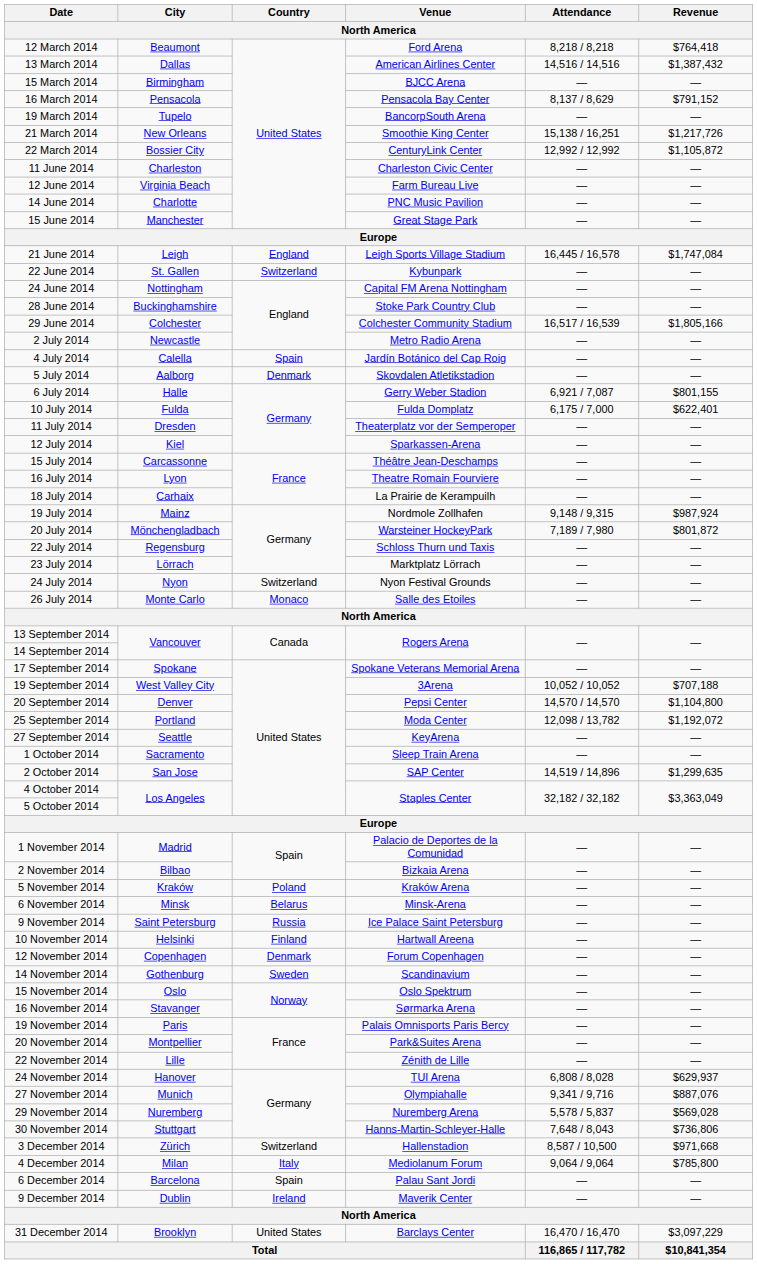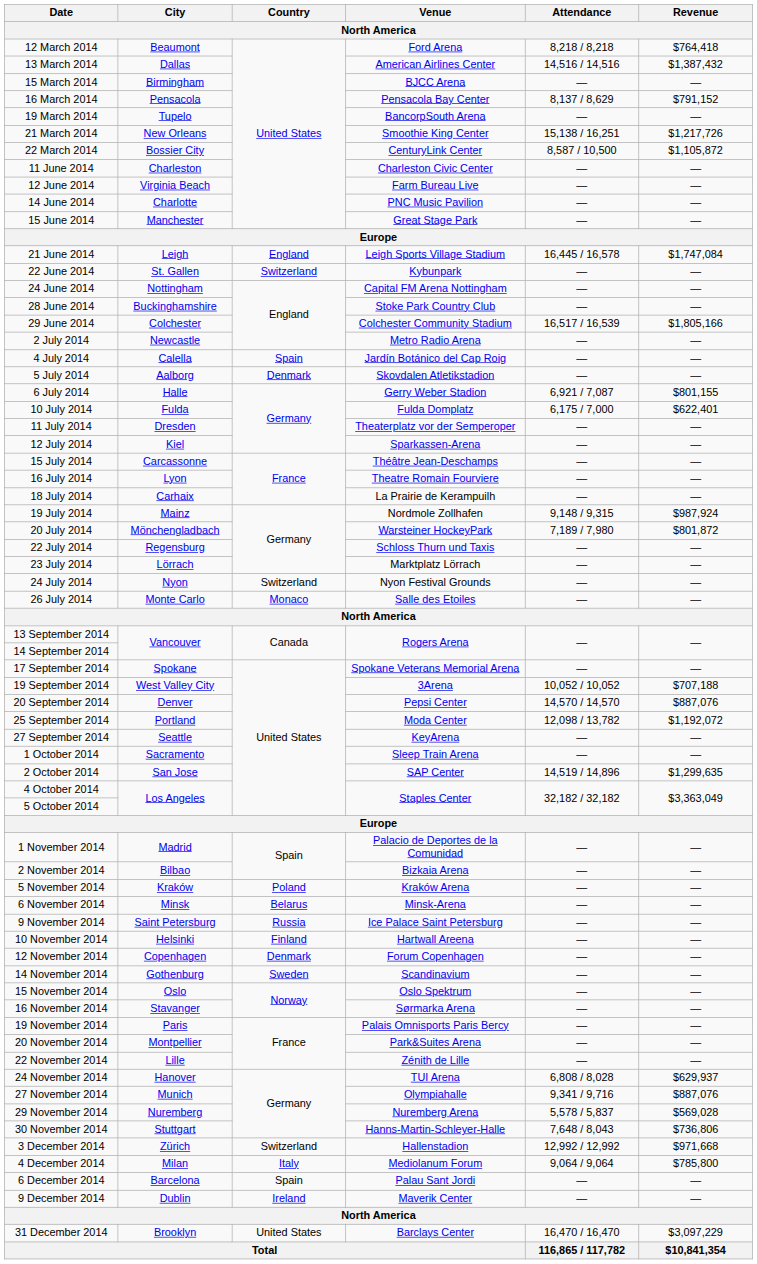(582, 151) 12,992 / 12,992 -> (582, 151) 8,587 / 10,500
(696, 703) $1,104,800 -> (696, 703) $887,076
(582, 1146) 8,587 / 10,500 -> (582, 1146) 12,992 / 12,992
